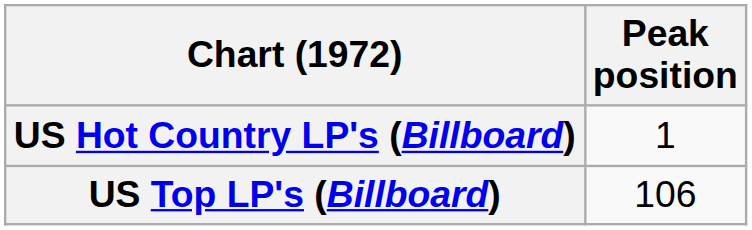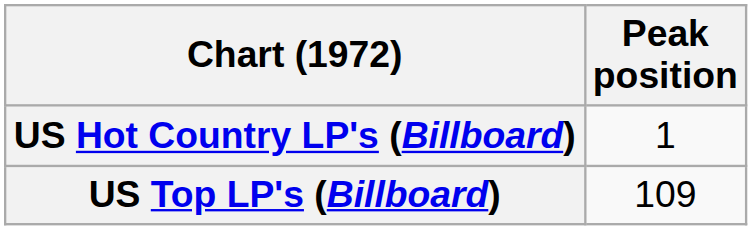(665, 194) 106 -> (665, 194) 109
